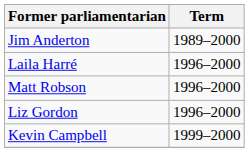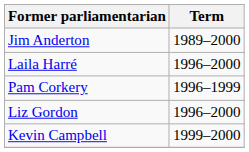- row: (47, 87)
+ row: (48, 87)
